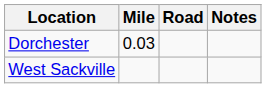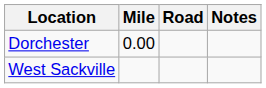(139, 43) 0.03 -> (139, 43) 0.00
